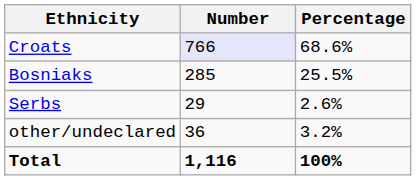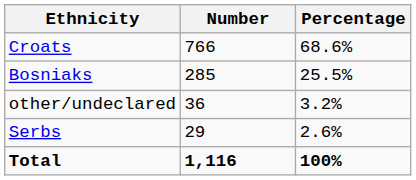(200, 47) lavender background -> (200, 47) no background
rows swapped: (35, 104) <-> (92, 132)
